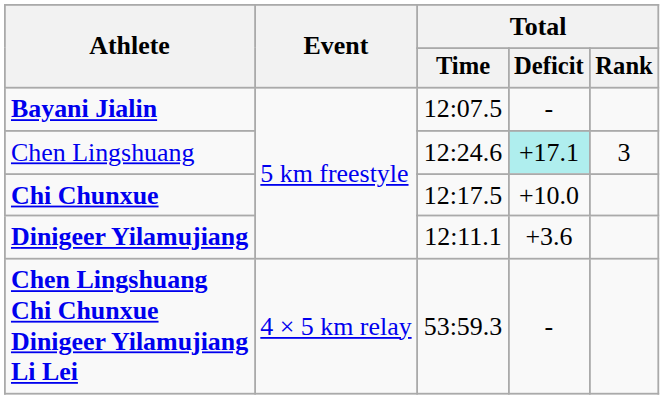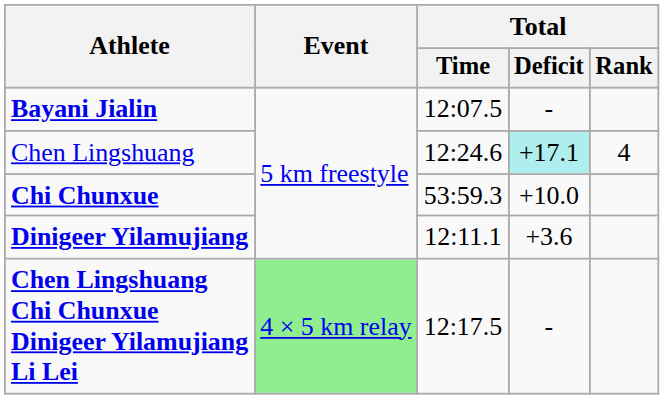(624, 152) 3 -> (624, 152) 4
(463, 194) 12:17.5 -> (463, 194) 53:59.3
(336, 326) no background -> (336, 326) lightgreen background
(463, 326) 53:59.3 -> (463, 326) 12:17.5
